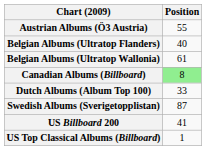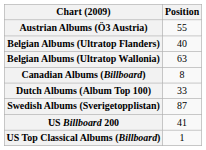(182, 59) 61 -> (182, 59) 63
(182, 75) lightgreen background -> (182, 75) no background
